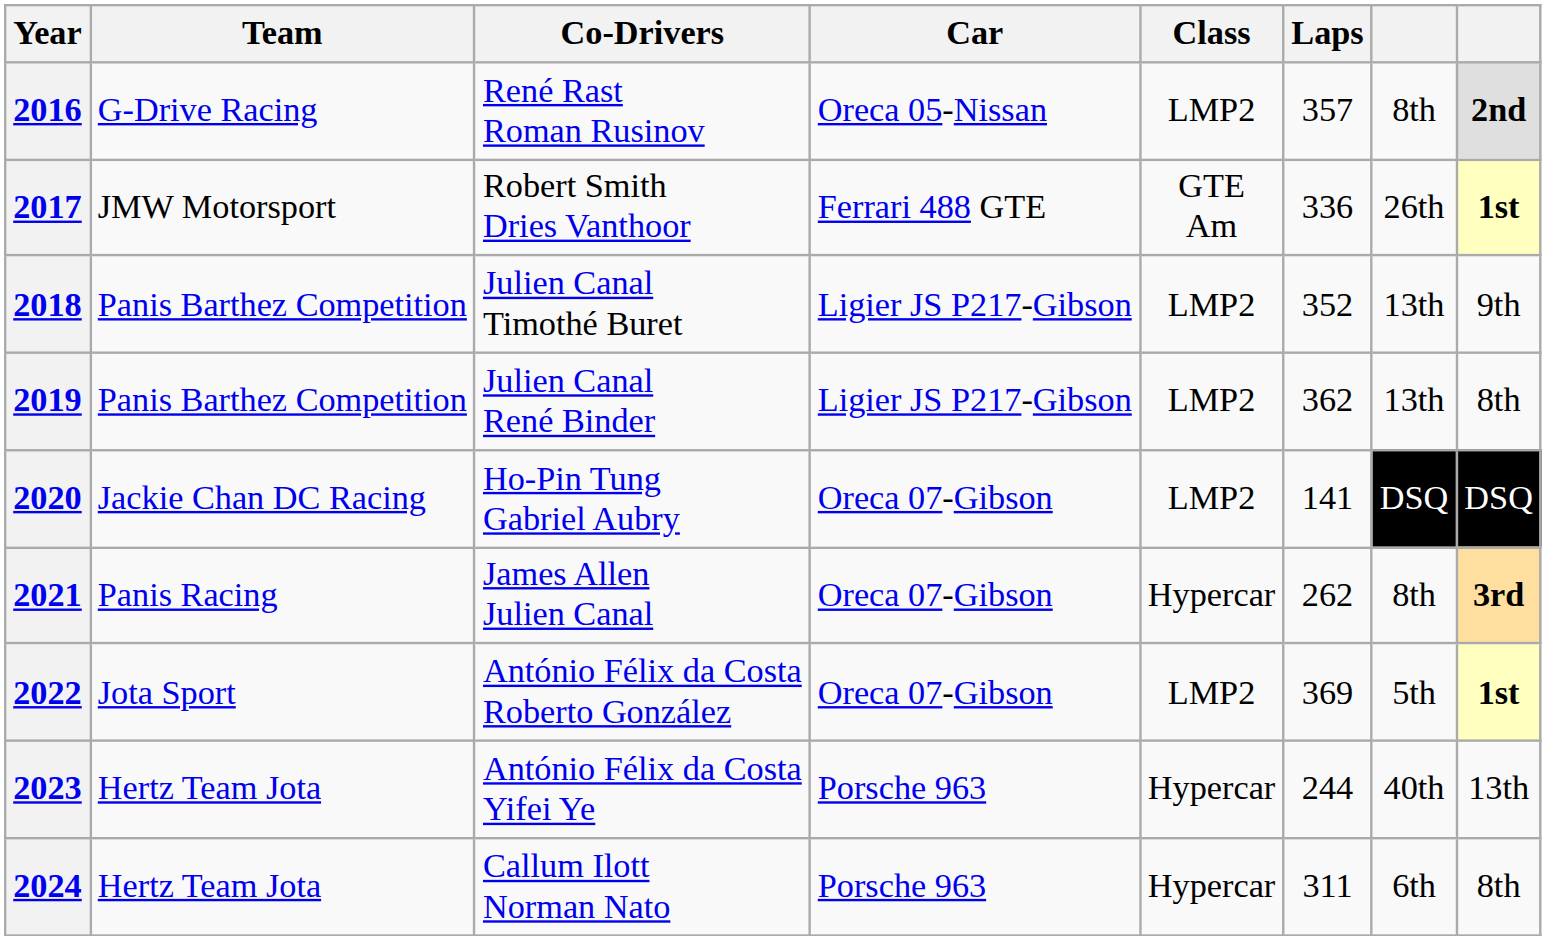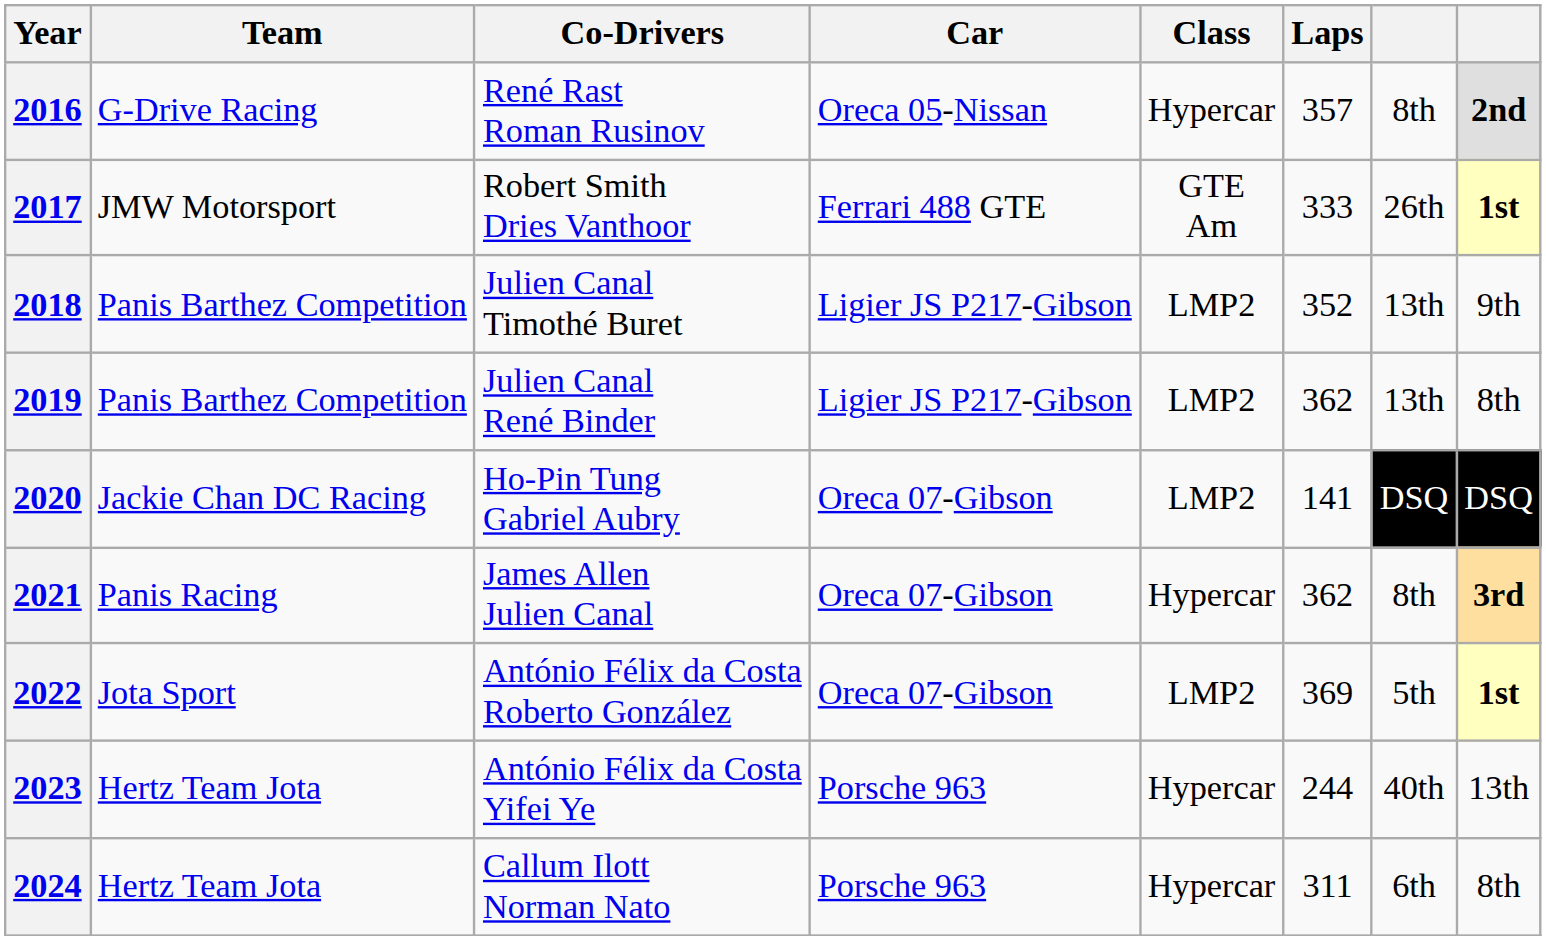(1212, 109) LMP2 -> (1212, 109) Hypercar
(1328, 206) 336 -> (1328, 206) 333
(1328, 594) 262 -> (1328, 594) 362
